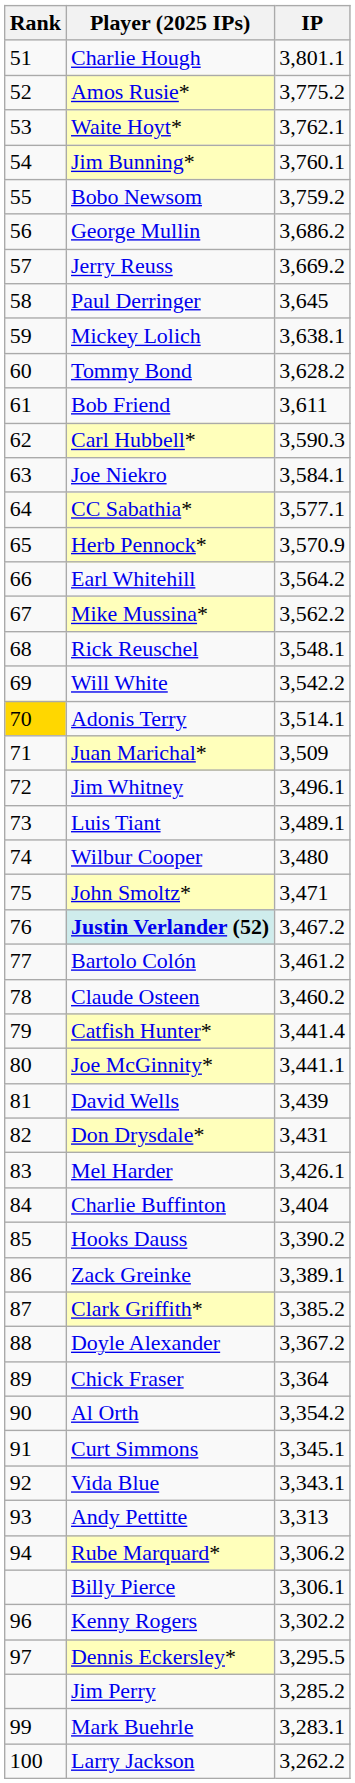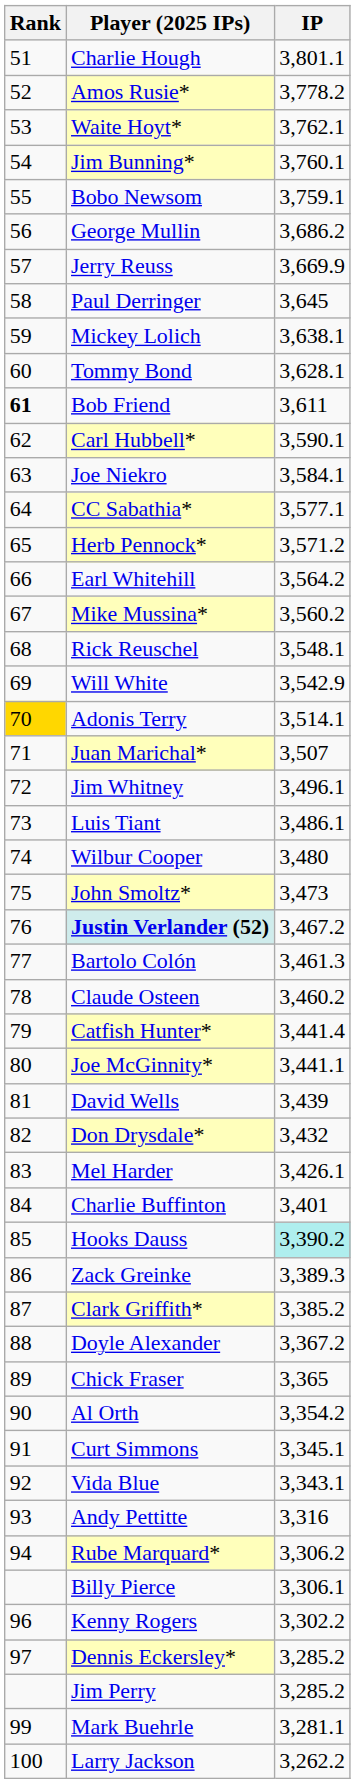(312, 92) 3,775.2 -> (312, 92) 3,778.2
(312, 196) 3,759.2 -> (312, 196) 3,759.1
(312, 266) 3,669.2 -> (312, 266) 3,669.9
(312, 370) 3,628.2 -> (312, 370) 3,628.1
(21, 405) normal -> (21, 405) bold
(312, 439) 3,590.3 -> (312, 439) 3,590.1
(312, 544) 3,570.9 -> (312, 544) 3,571.2
(312, 613) 3,562.2 -> (312, 613) 3,560.2
(312, 683) 3,542.2 -> (312, 683) 3,542.9
(304, 752) 3,509 -> (304, 752) 3,507
(312, 822) 3,489.1 -> (312, 822) 3,486.1
(304, 891) 3,471 -> (304, 891) 3,473
(312, 961) 3,461.2 -> (312, 961) 3,461.3
(304, 1135) 3,431 -> (304, 1135) 3,432
(304, 1204) 3,404 -> (304, 1204) 3,401
(312, 1239) no background -> (312, 1239) paleturquoise background
(312, 1274) 3,389.1 -> (312, 1274) 3,389.3
(304, 1378) 3,364 -> (304, 1378) 3,365
(304, 1517) 3,313 -> (304, 1517) 3,316
(312, 1656) 3,295.5 -> (312, 1656) 3,285.2
(312, 1726) 3,283.1 -> (312, 1726) 3,281.1
